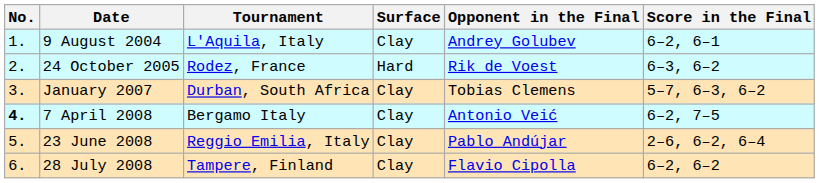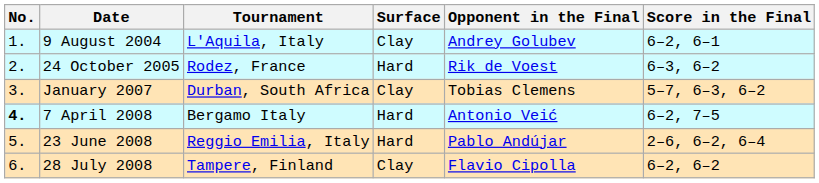(395, 116) Clay -> (395, 116) Hard
(395, 141) Clay -> (395, 141) Hard
